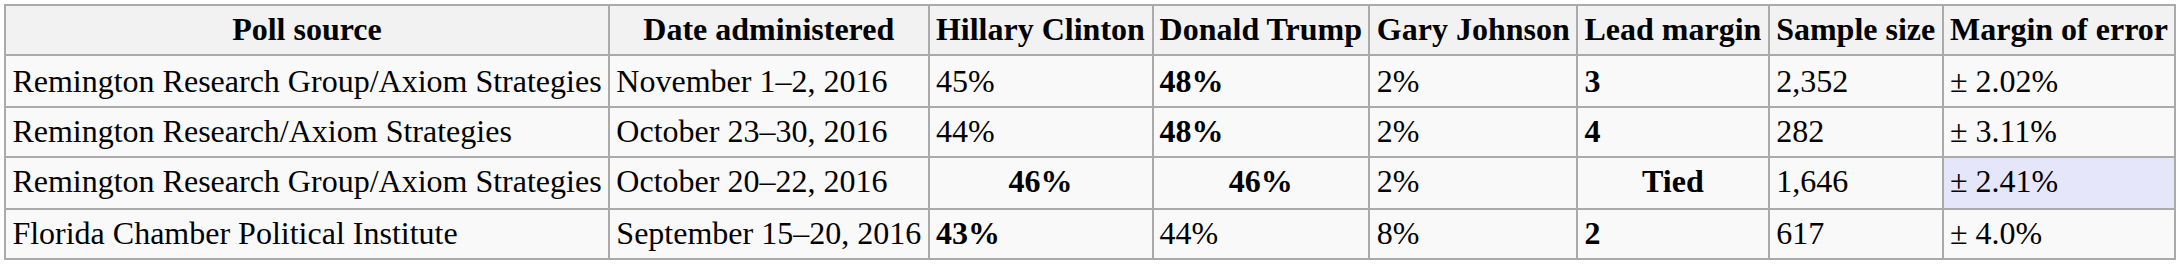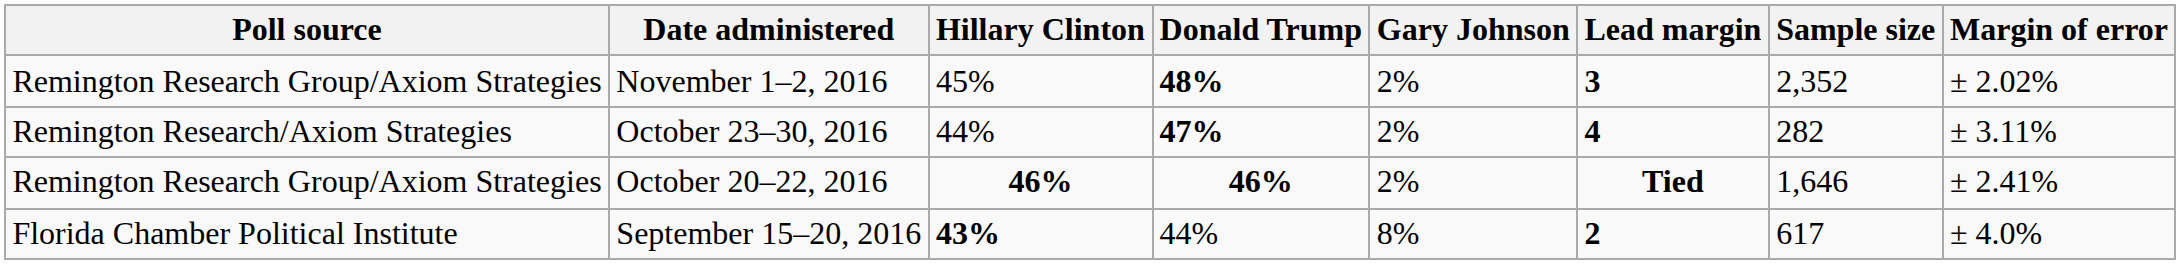(1192, 131) 48% -> (1192, 131) 47%
(2004, 182) lavender background -> (2004, 182) no background
